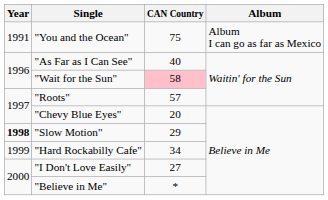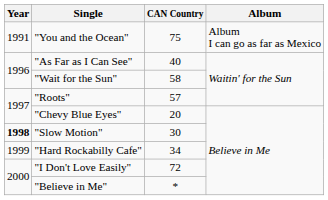(175, 79) pink background -> (175, 79) no background
(175, 132) 29 -> (175, 132) 30
(175, 168) 27 -> (175, 168) 72
